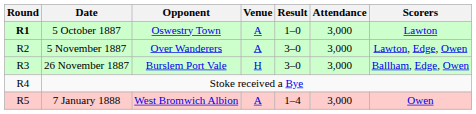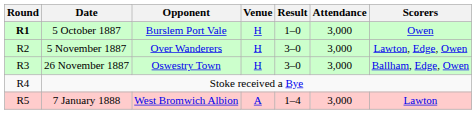(186, 30) Oswestry Town -> (186, 30) Burslem Port Vale
(258, 30) A -> (258, 30) H
(420, 30) Lawton -> (420, 30) Owen
(258, 48) A -> (258, 48) H
(186, 65) Burslem Port Vale -> (186, 65) Oswestry Town
(420, 100) Owen -> (420, 100) Lawton
